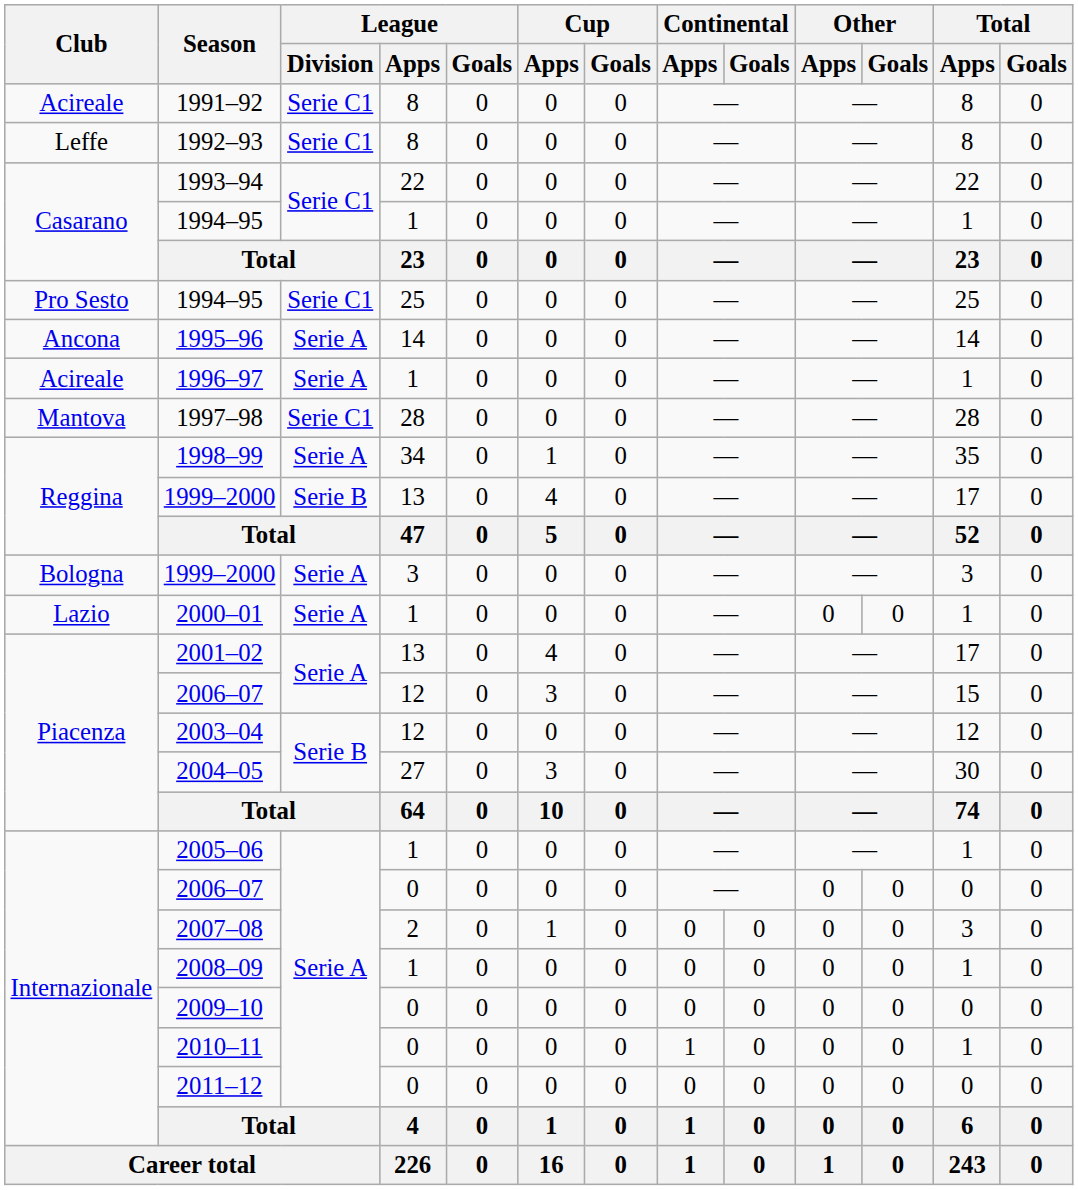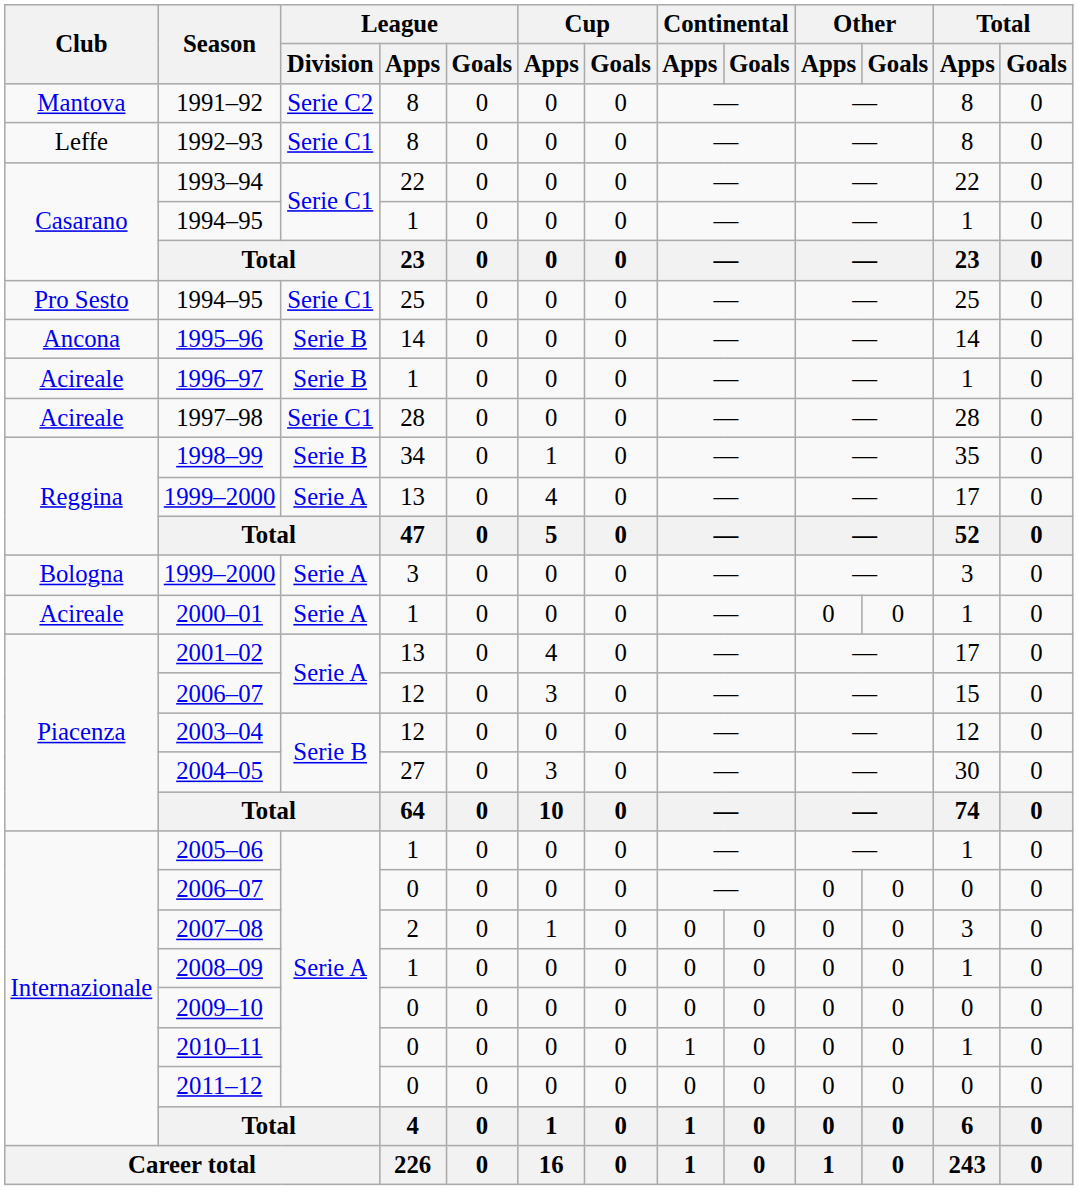(81, 102) Acireale -> (81, 102) Mantova
(330, 102) Serie C1 -> (330, 102) Serie C2
(330, 338) Serie A -> (330, 338) Serie B
(330, 378) Serie A -> (330, 378) Serie B
(81, 417) Mantova -> (81, 417) Acireale
(330, 456) Serie A -> (330, 456) Serie B
(330, 496) Serie B -> (330, 496) Serie A
(81, 614) Lazio -> (81, 614) Acireale
